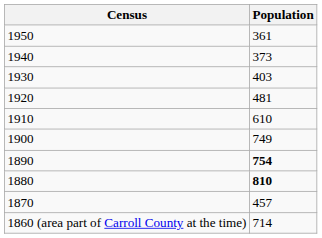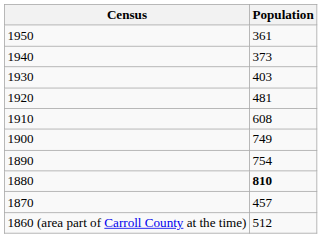(262, 118) 610 -> (262, 118) 608
(262, 160) bold -> (262, 160) normal
(262, 222) 714 -> (262, 222) 512
